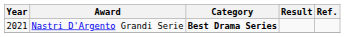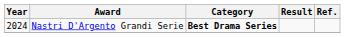(17, 26) 2021 -> (17, 26) 2024
